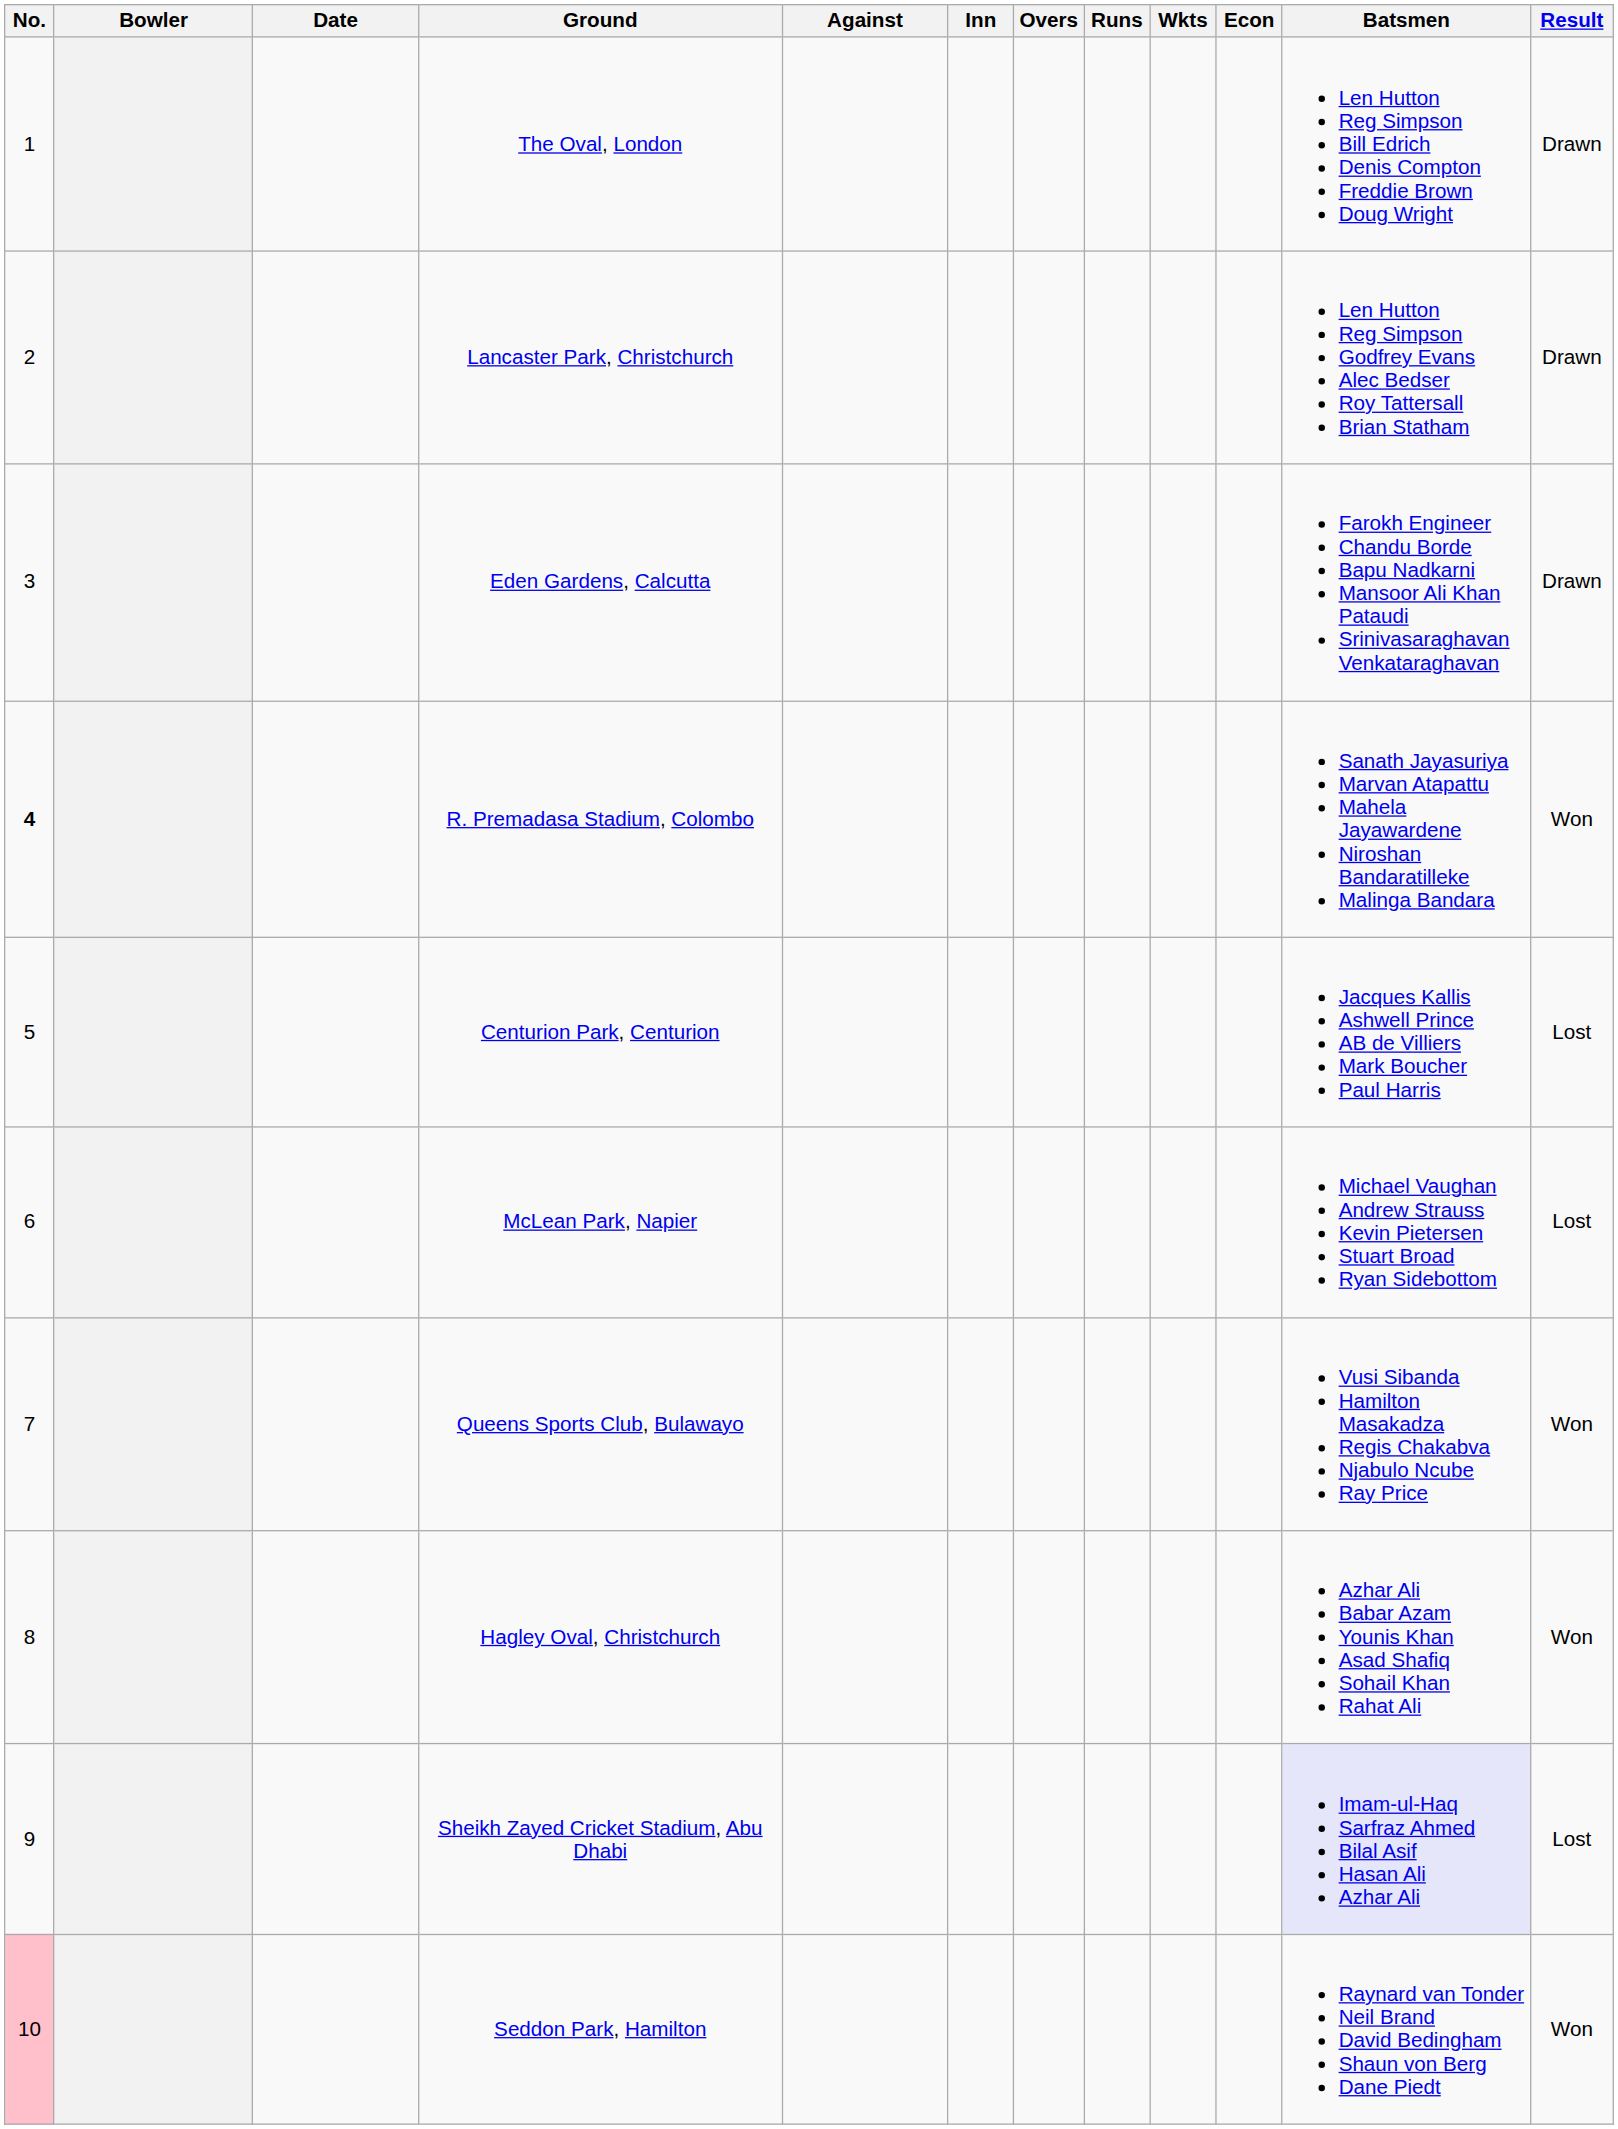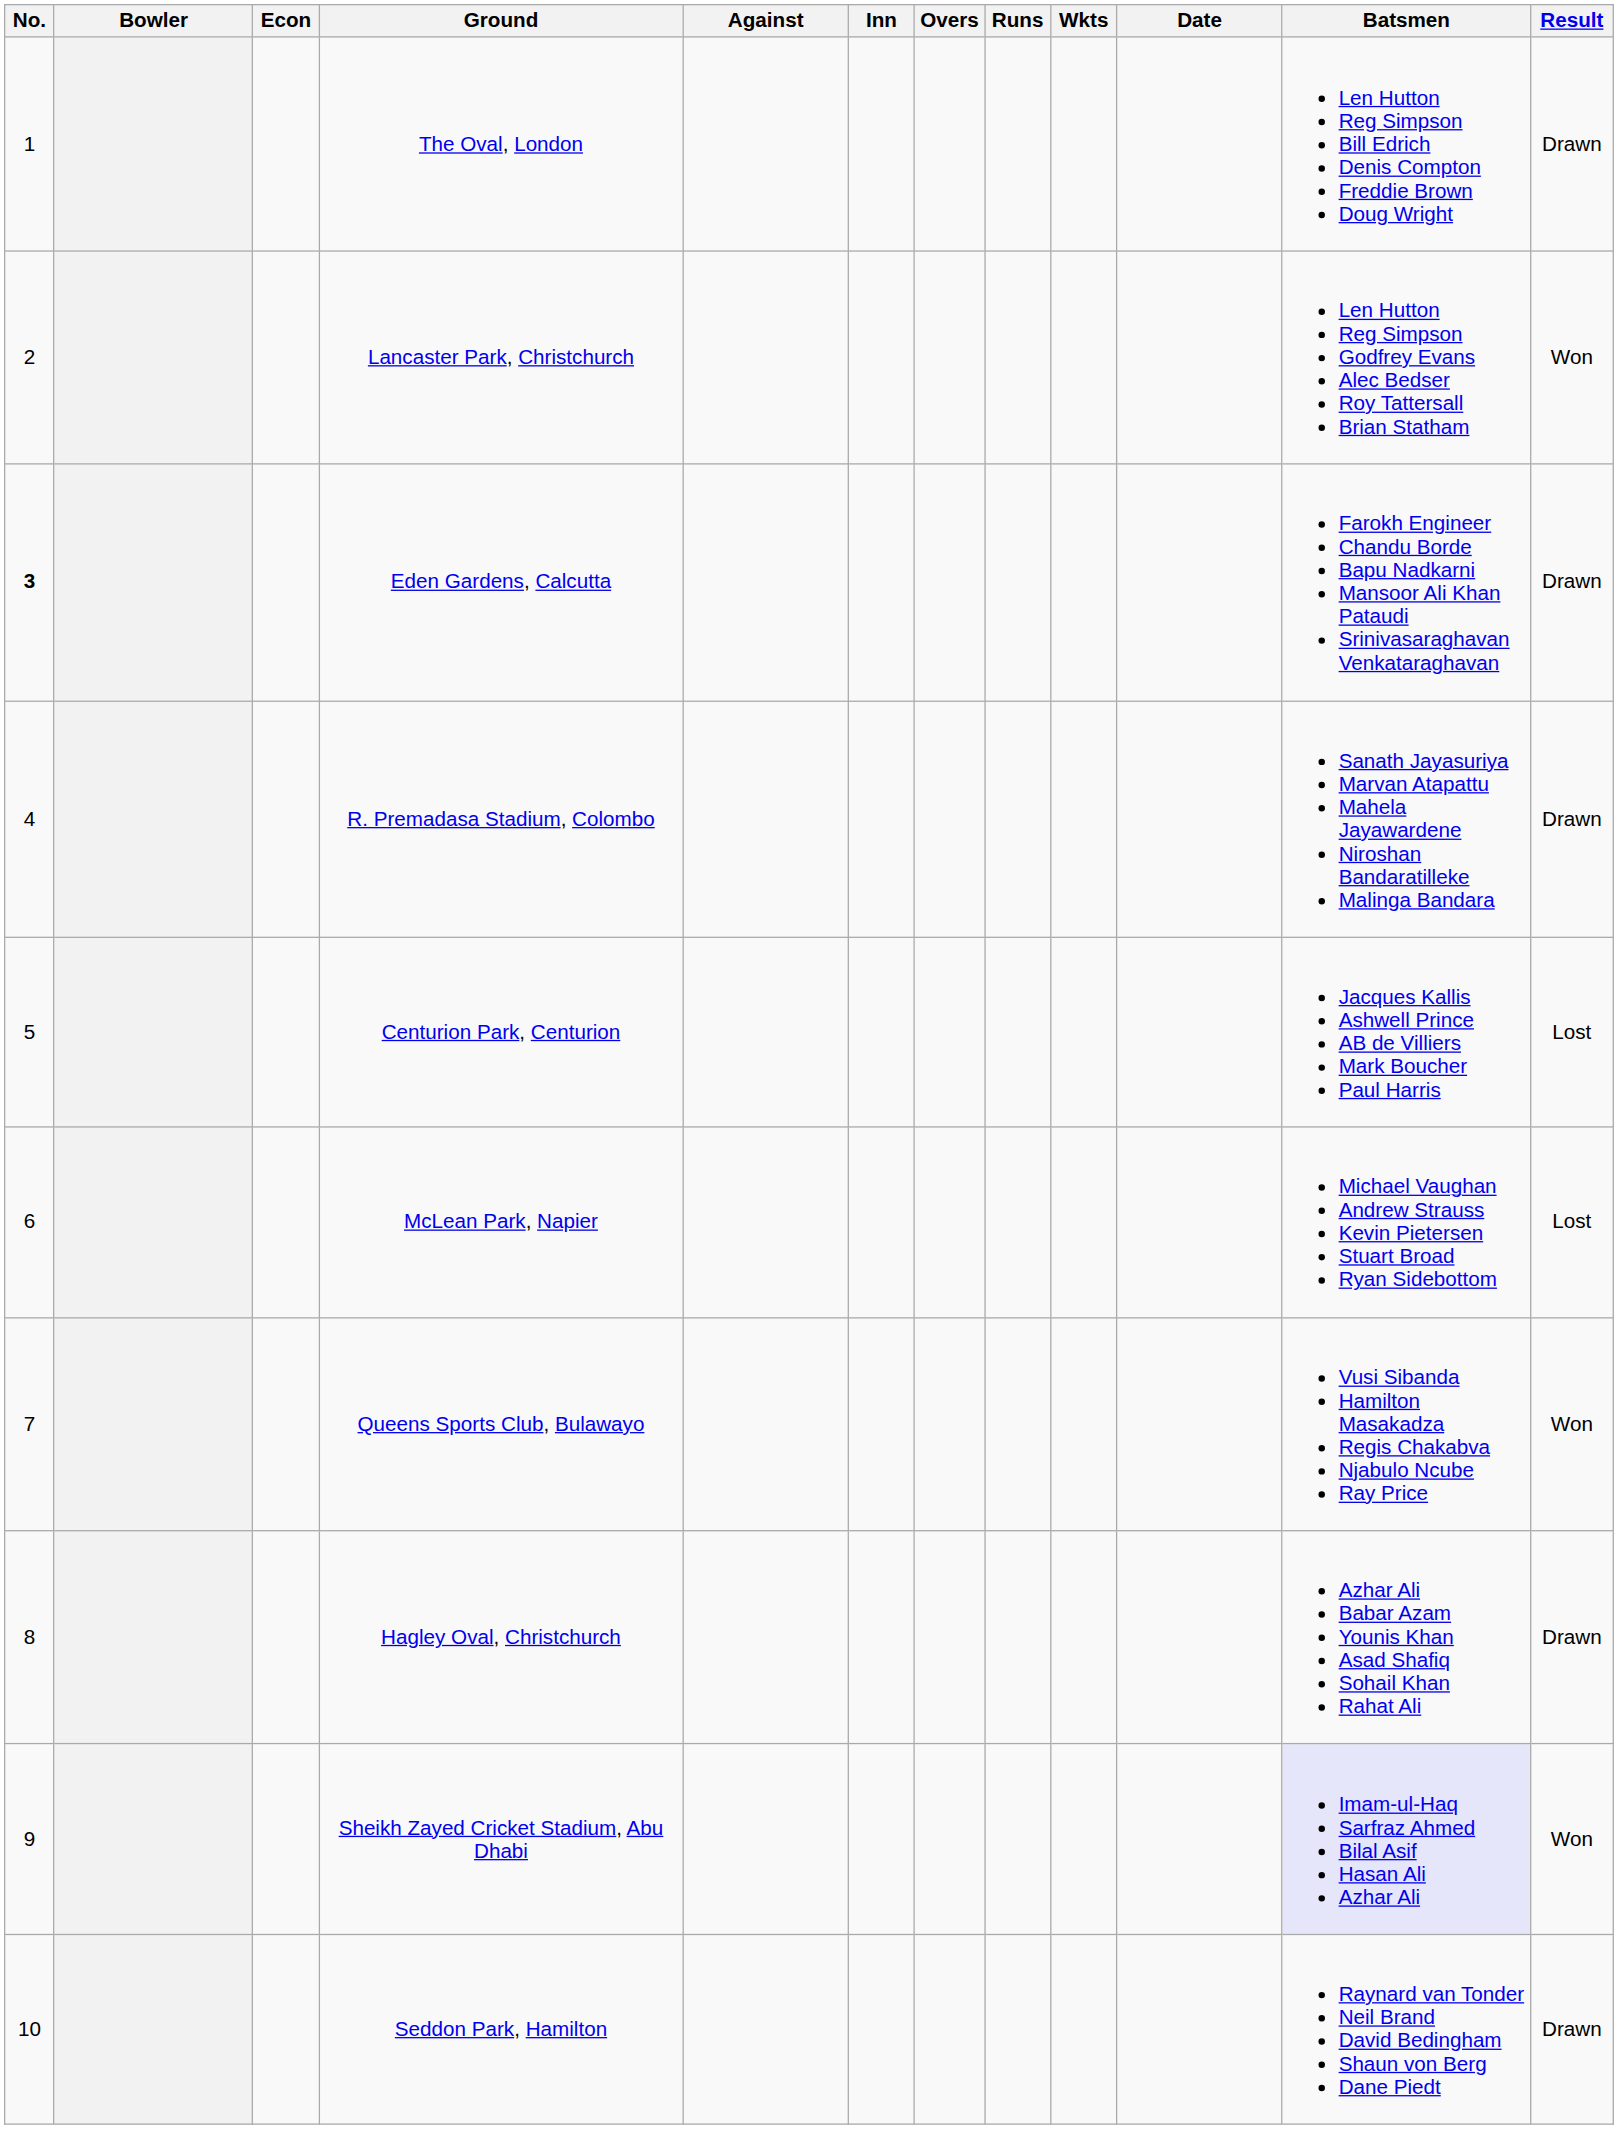columns swapped: (336, 20) <-> (1249, 20)
(1572, 357) Drawn -> (1572, 357) Won
(29, 582) normal -> (29, 582) bold
(29, 818) bold -> (29, 818) normal
(1572, 818) Won -> (1572, 818) Drawn
(1572, 1637) Won -> (1572, 1637) Drawn
(1572, 1838) Lost -> (1572, 1838) Won
(29, 2029) pink background -> (29, 2029) no background
(1572, 2029) Won -> (1572, 2029) Drawn
